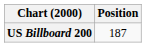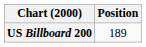(118, 32) 187 -> (118, 32) 189
